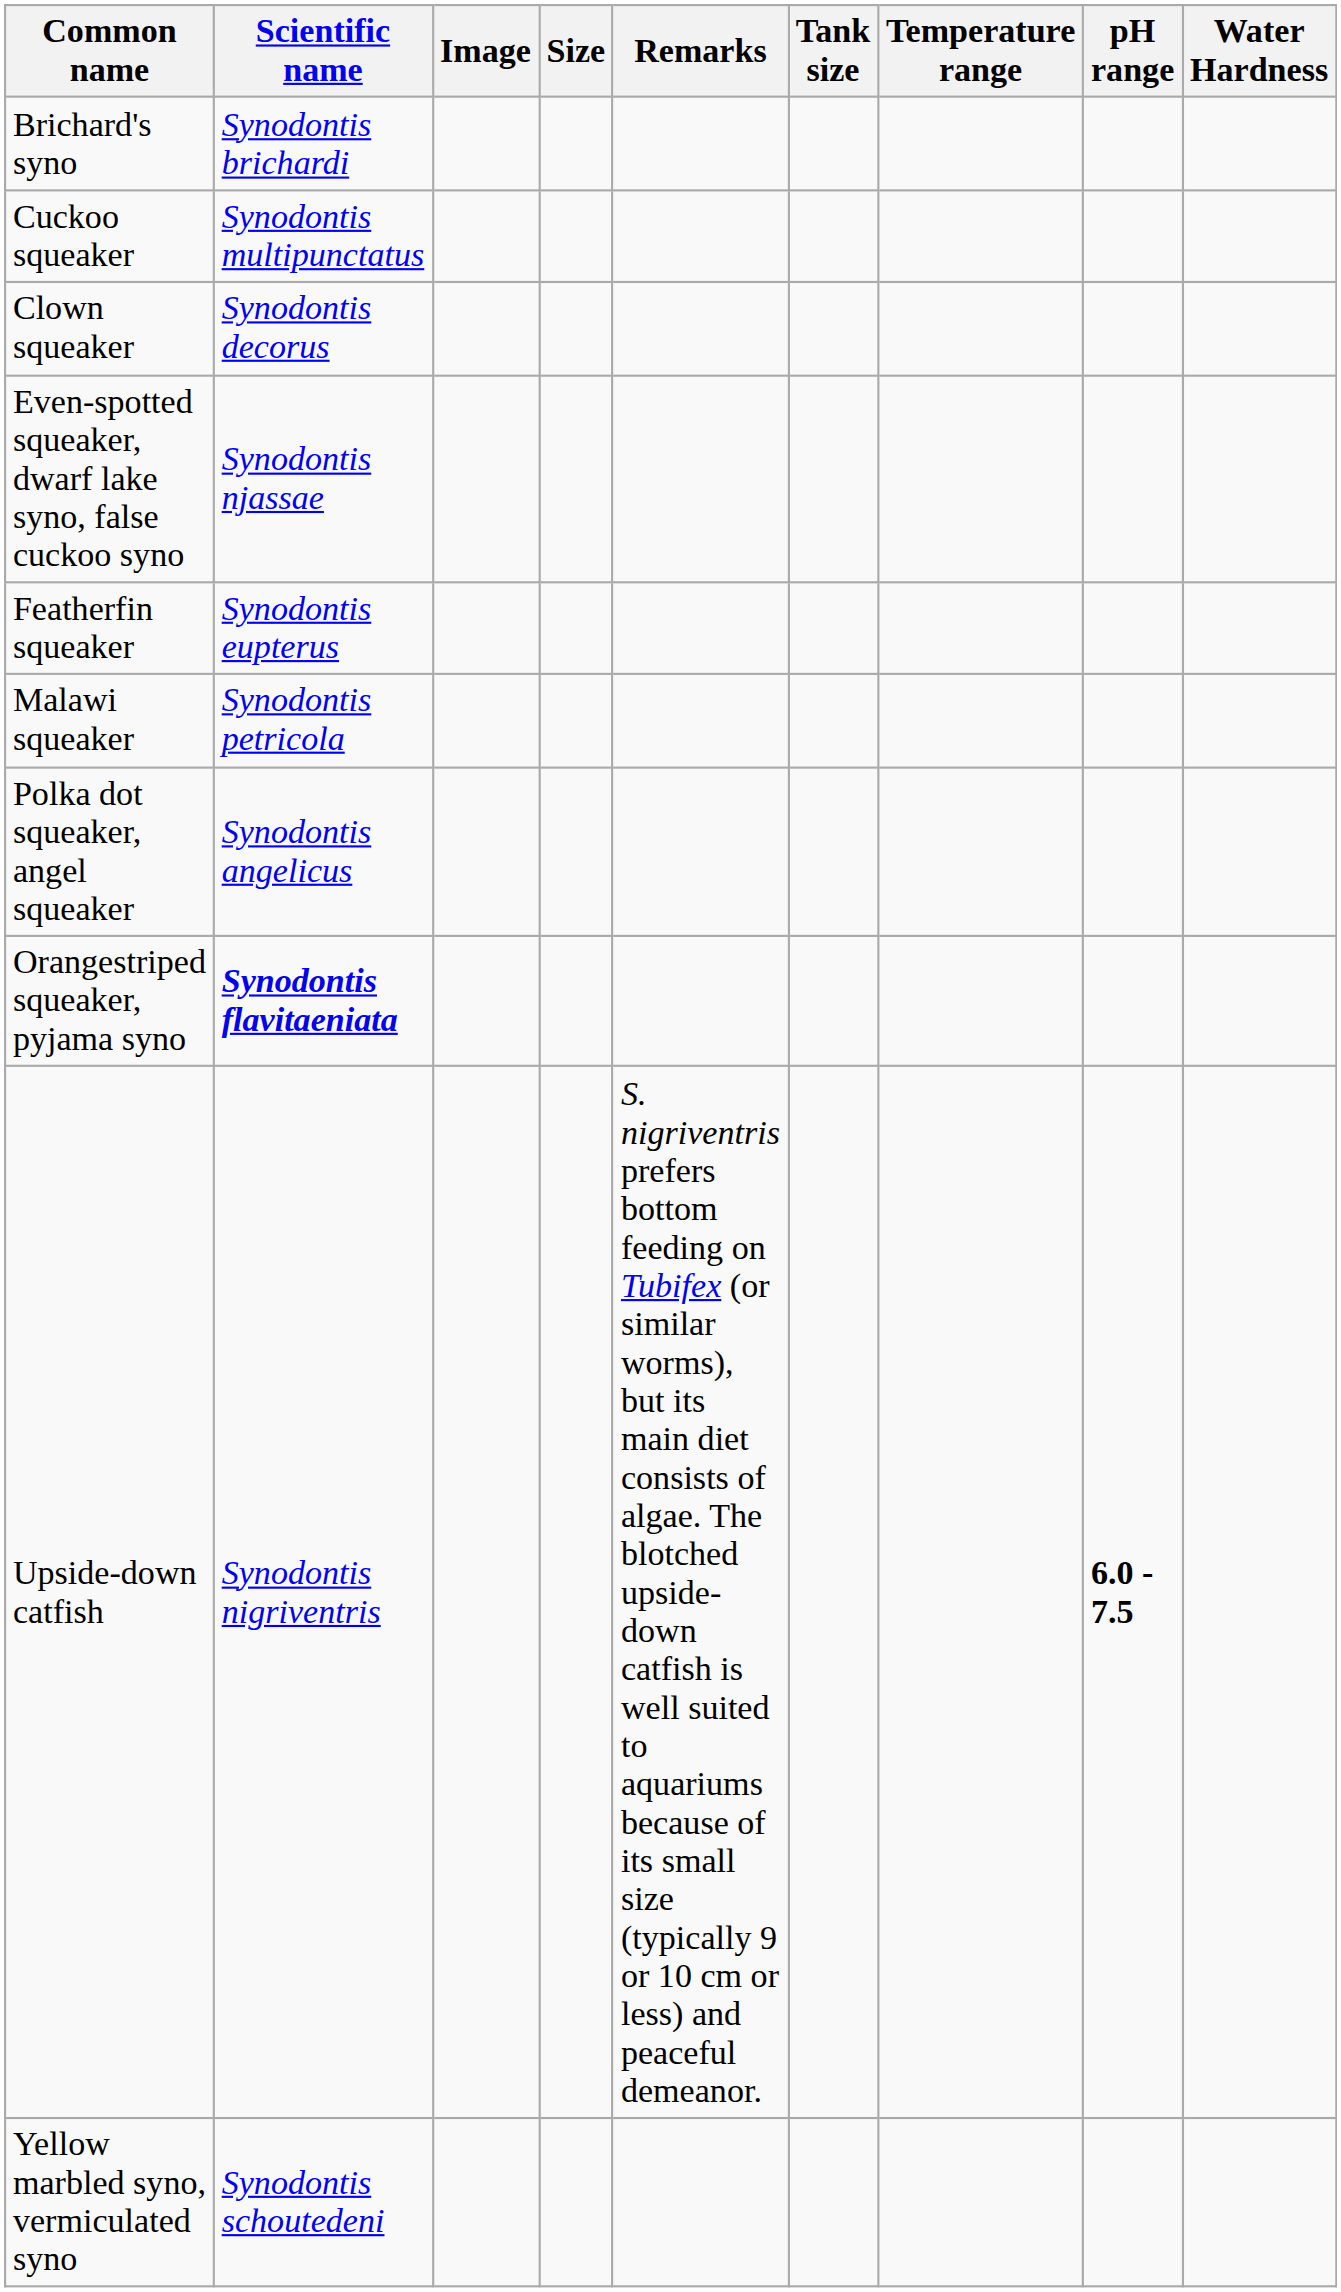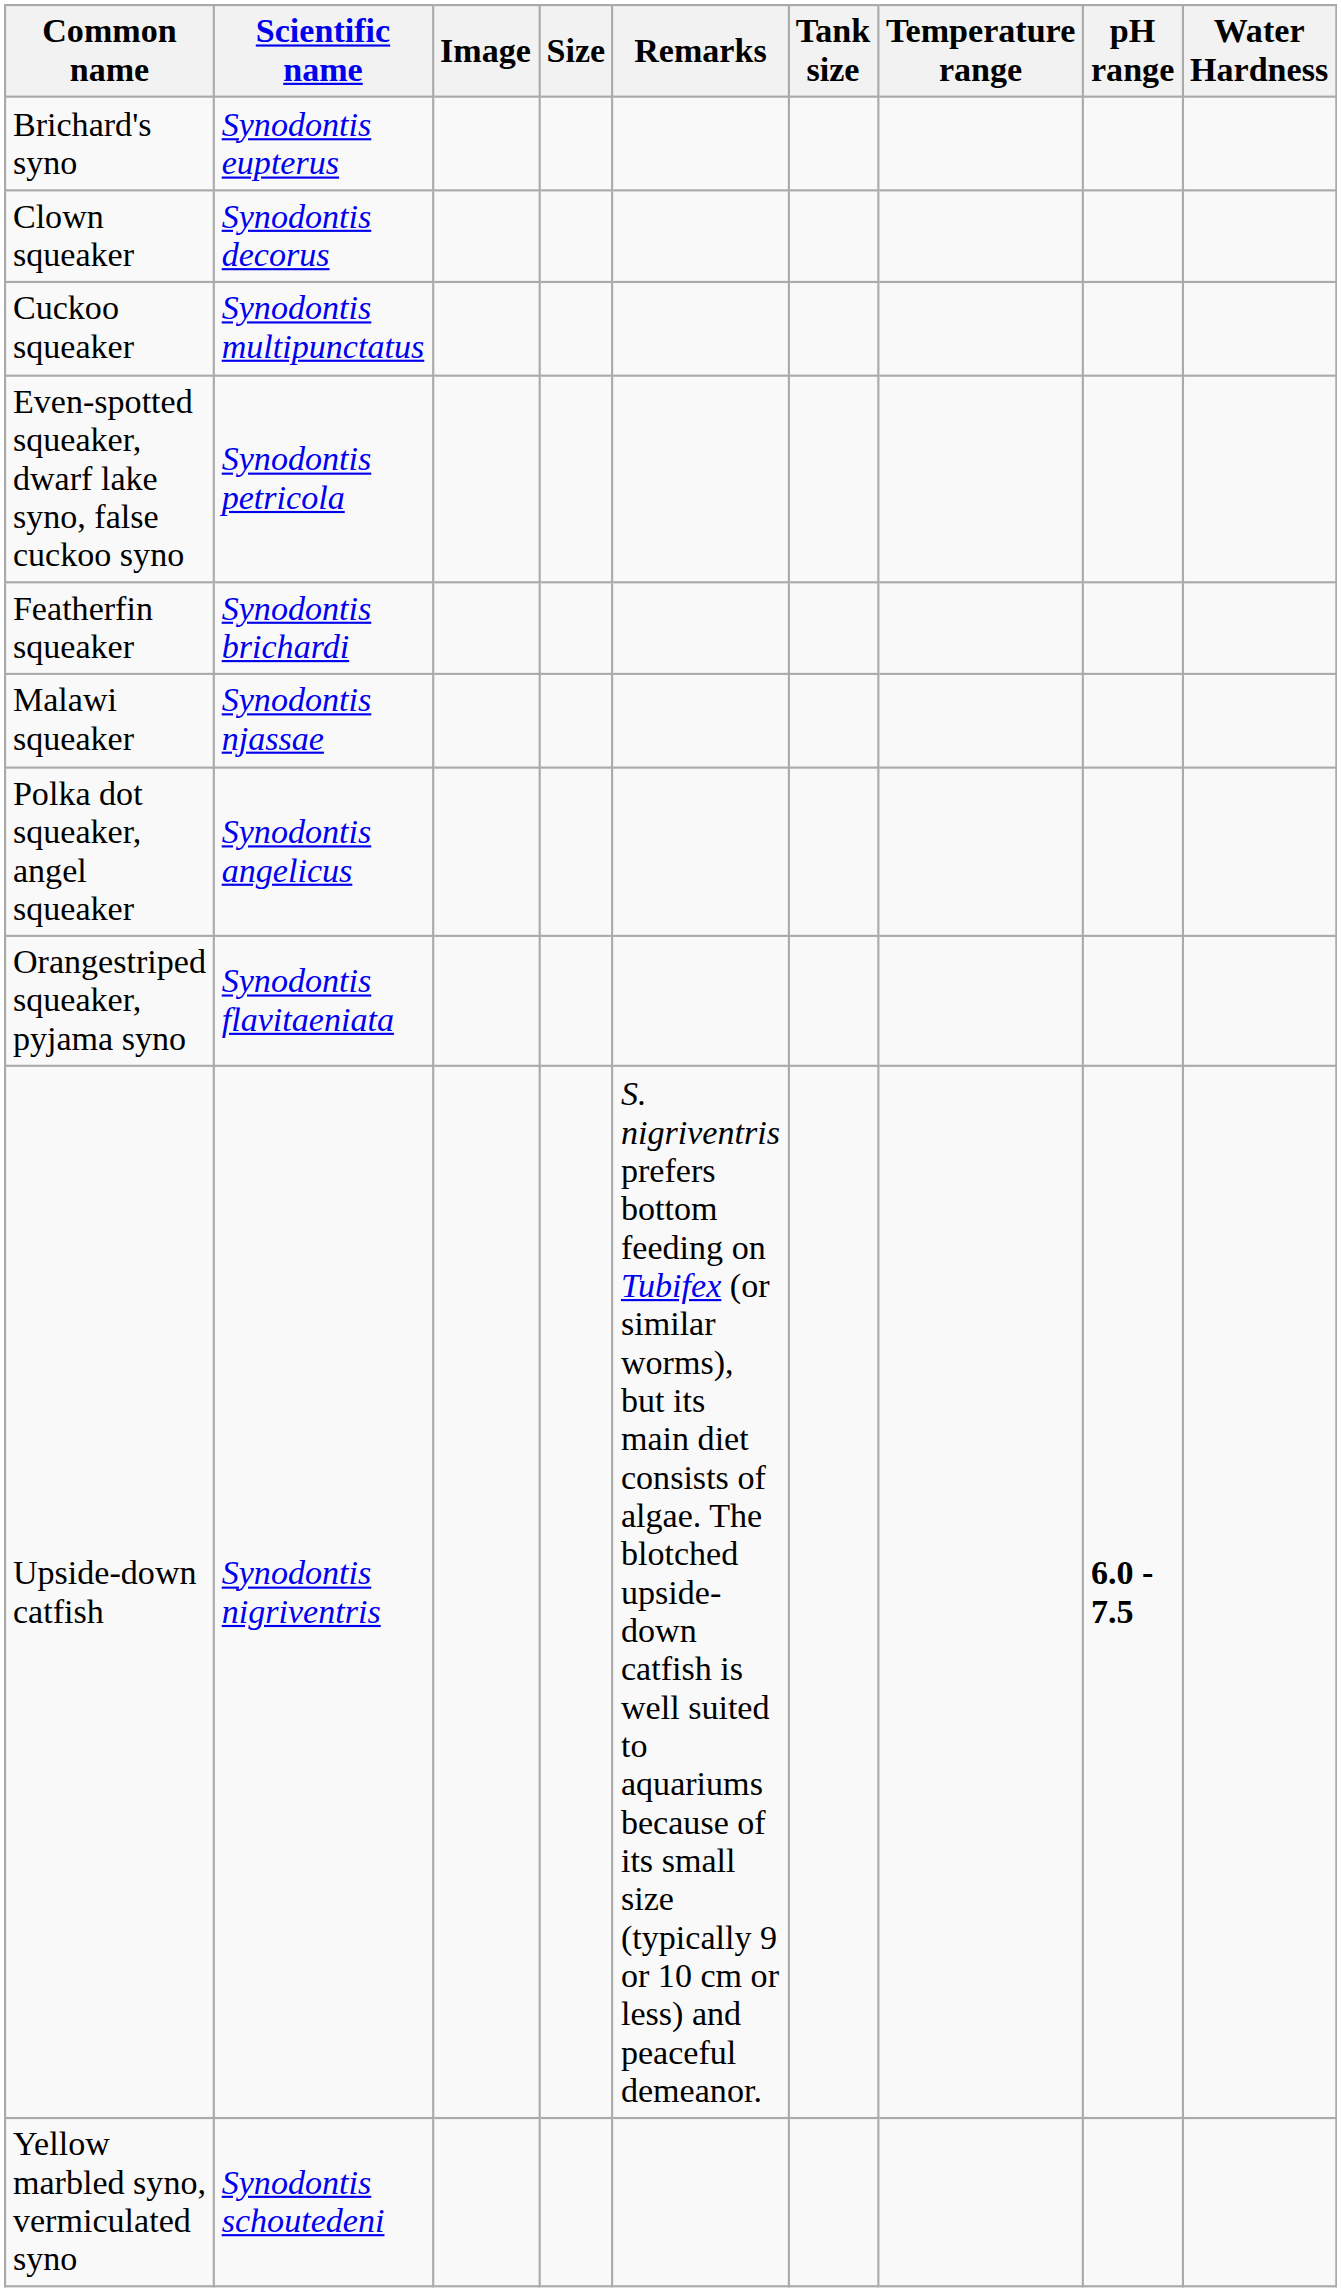(296, 143) Synodontis brichardi -> (296, 143) Synodontis eupterus
rows swapped: (73, 235) <-> (73, 327)
(296, 477) Synodontis njassae -> (296, 477) Synodontis petricola
(296, 627) Synodontis eupterus -> (296, 627) Synodontis brichardi
(296, 720) Synodontis petricola -> (296, 720) Synodontis njassae
(310, 1000) bold -> (308, 1000) normal
